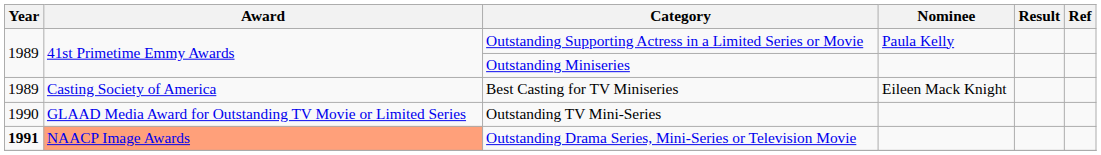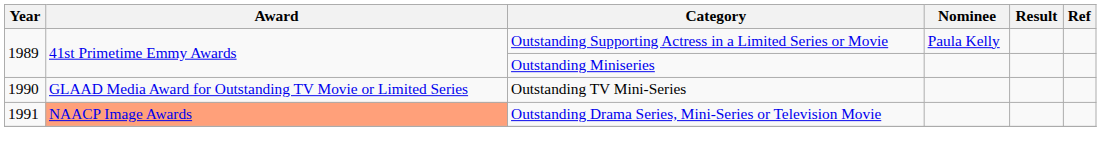- row: (582, 89)
(23, 138) bold -> (23, 114) normal
